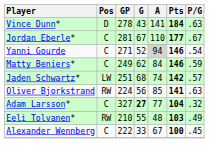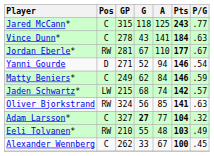+ row: (38, 24)
(106, 24) D -> (106, 38) C
(106, 38) C -> (106, 51) RW
(106, 51) C -> (106, 64) D
(157, 51) lightgrey background -> (162, 64) no background
(125, 78) 251 -> (125, 91) 215
(125, 91) 224 -> (125, 104) 324
(125, 131) 222 -> (125, 144) 262
